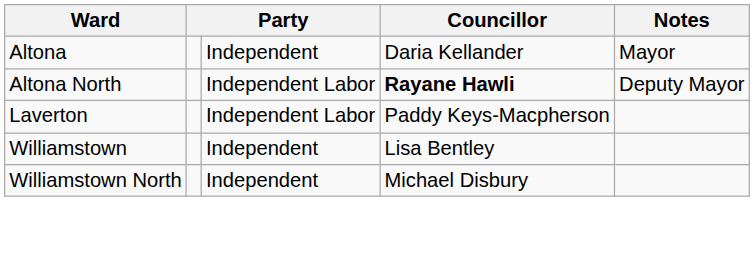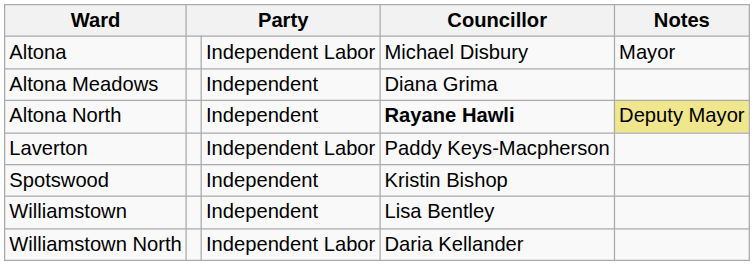(262, 52) Independent -> (291, 52) Independent Labor
(454, 52) Daria Kellander -> (456, 52) Michael Disbury
+ row: (84, 84)
(291, 84) Independent Labor -> (262, 116) Independent
(682, 84) no background -> (682, 116) khaki background
+ row: (59, 180)
(262, 180) Independent -> (291, 244) Independent Labor
(456, 180) Michael Disbury -> (454, 244) Daria Kellander
